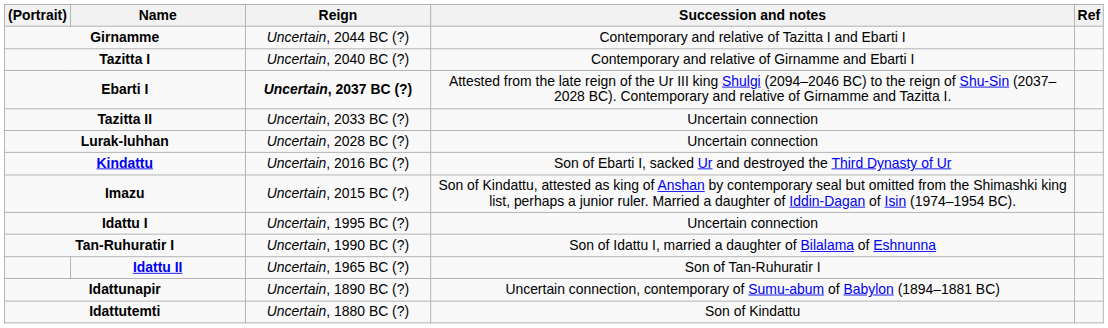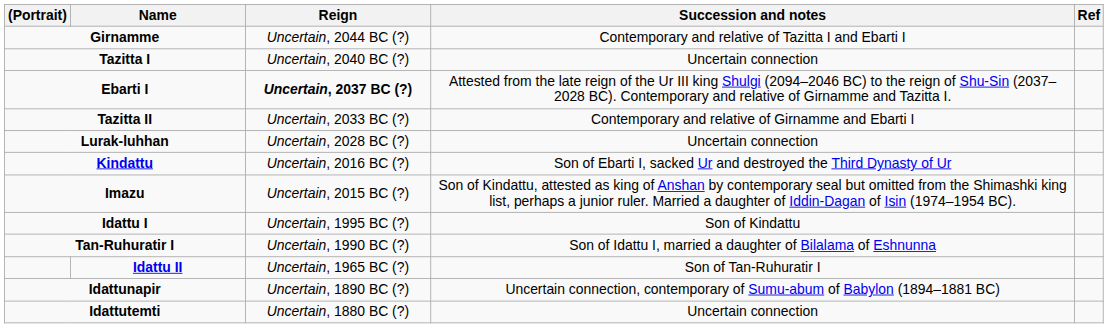(753, 59) Contemporary and relative of Girnamme and Ebarti I -> (753, 59) Uncertain connection
(753, 119) Uncertain connection -> (753, 119) Contemporary and relative of Girnamme and Ebarti I
(753, 223) Uncertain connection -> (753, 223) Son of Kindattu
(753, 311) Son of Kindattu -> (753, 311) Uncertain connection
